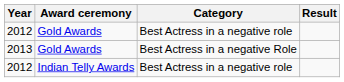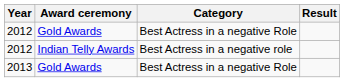(216, 31) Best Actress in a negative role -> (218, 31) Best Actress in a negative Role
rows swapped: (20, 67) <-> (20, 49)
